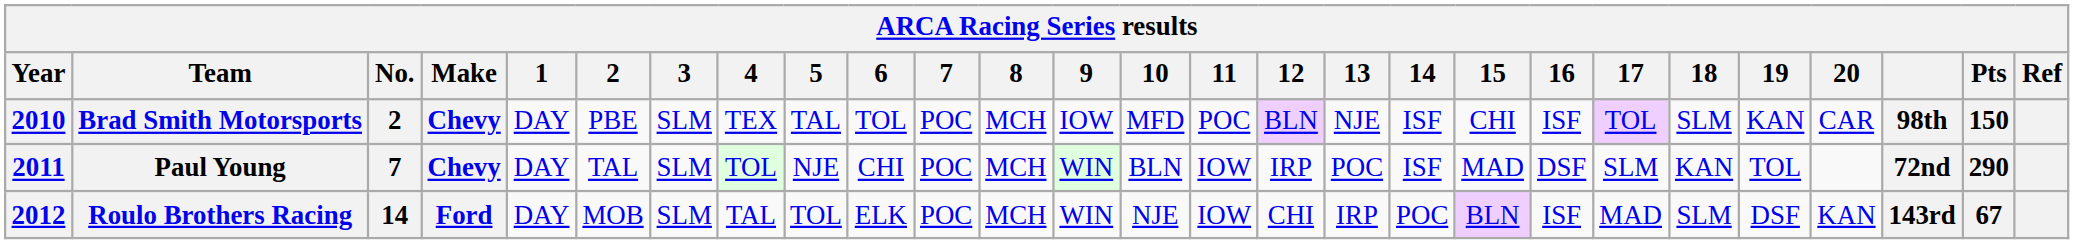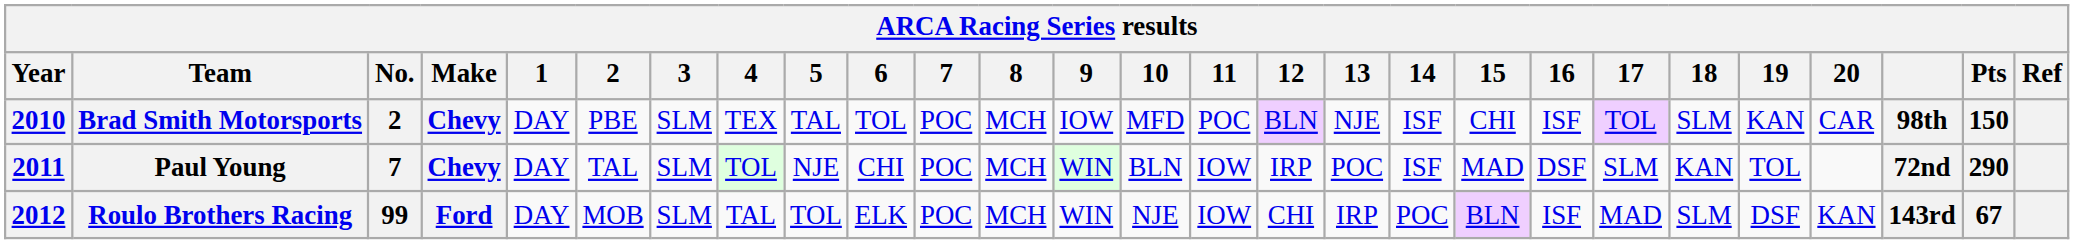(395, 213) 14 -> (395, 213) 99
